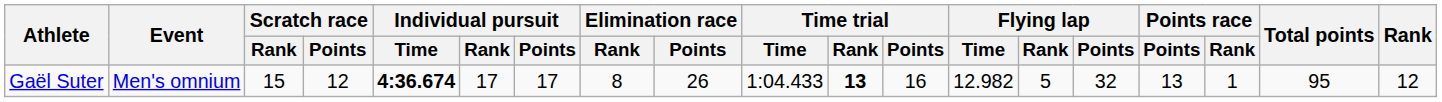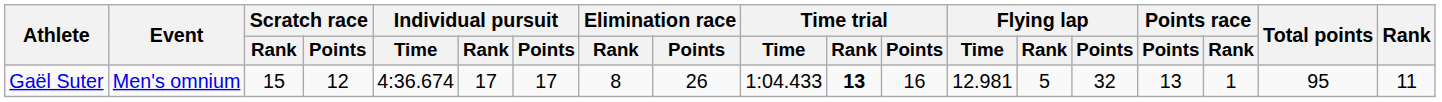(416, 81) bold -> (416, 81) normal
(983, 81) 12.982 -> (982, 81) 12.981
(1408, 81) 12 -> (1407, 81) 11
